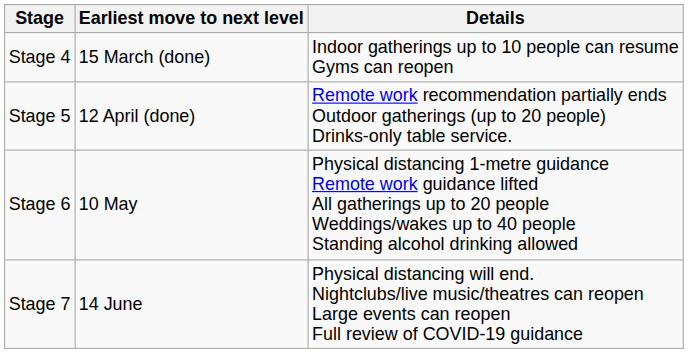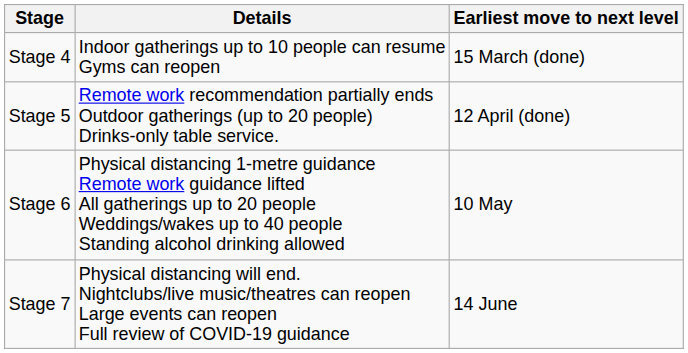columns swapped: (191, 18) <-> (495, 18)
